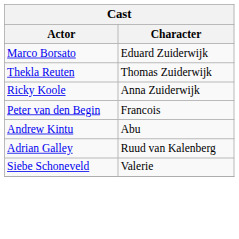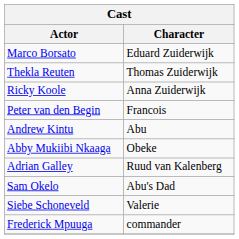+ row: (59, 148)
+ row: (33, 186)
+ row: (50, 224)
